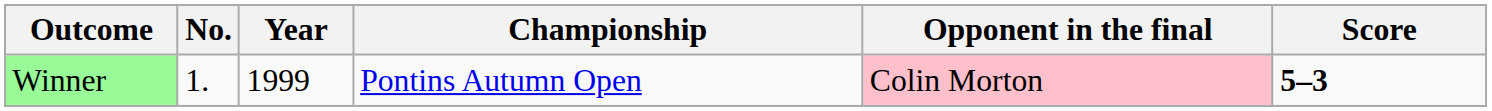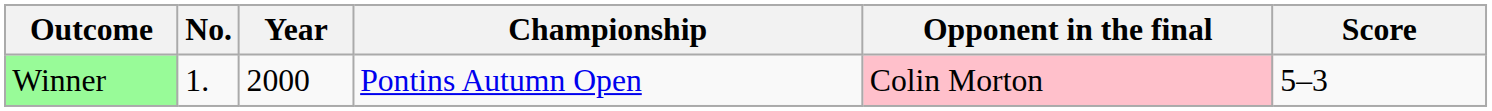(278, 79) 1999 -> (278, 79) 2000
(1304, 79) bold -> (1304, 79) normal
